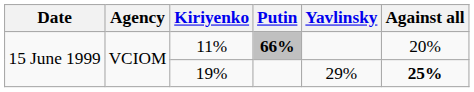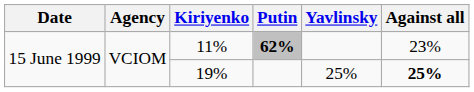(277, 45) 66% -> (277, 45) 62%
(425, 45) 20% -> (425, 45) 23%
(341, 73) 29% -> (341, 73) 25%
